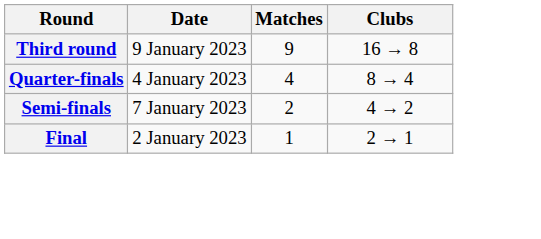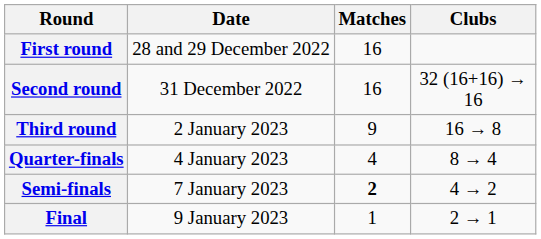+ row: (66, 49)
+ row: (66, 89)
(189, 49) 9 January 2023 -> (231, 129) 2 January 2023
(289, 108) normal -> (372, 188) bold
(189, 138) 2 January 2023 -> (231, 218) 9 January 2023
